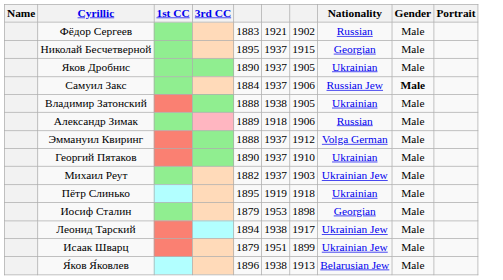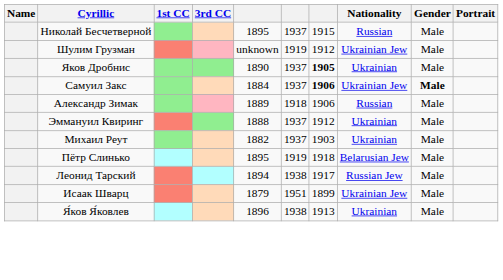- row: (96, 31)
(355, 49) Georgian -> (374, 31) Russian
+ row: (96, 49)
(304, 67) normal -> (323, 67) bold
(304, 85) normal -> (323, 85) bold
(355, 85) Russian Jew -> (374, 85) Ukrainian Jew
- row: (96, 103)
(355, 139) Volga German -> (374, 121) Ukrainian
- row: (96, 157)
(355, 175) Ukrainian Jew -> (374, 139) Ukrainian
(355, 193) Ukrainian -> (374, 157) Belarusian Jew
- row: (96, 211)
(355, 229) Ukrainian Jew -> (374, 175) Russian Jew
(355, 265) Belarusian Jew -> (374, 211) Ukrainian
